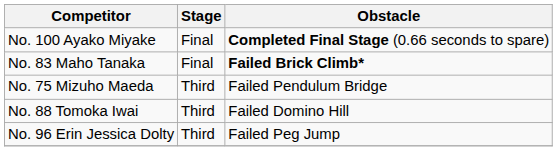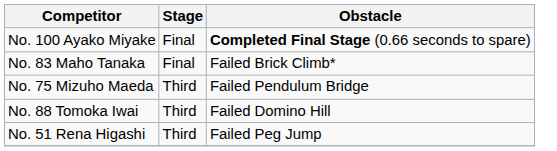(296, 63) bold -> (273, 63) normal
- row: (91, 134)
+ row: (77, 134)
